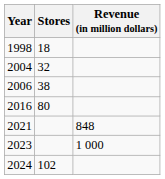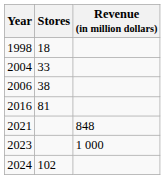(44, 67) 32 -> (44, 67) 33
(44, 106) 80 -> (44, 106) 81
